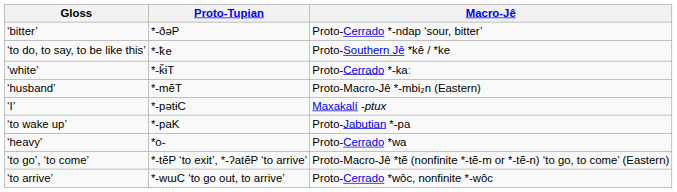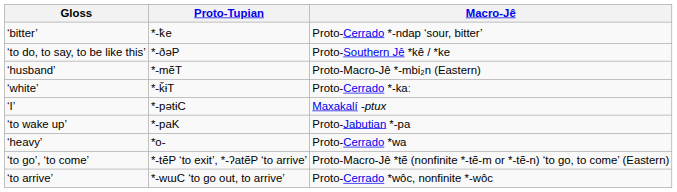(165, 31) *-ðəP -> (161, 33) *-ꝁe
(161, 51) *-ꝁe -> (165, 52) *-ðəP
rows swapped: (23, 70) <-> (31, 88)
